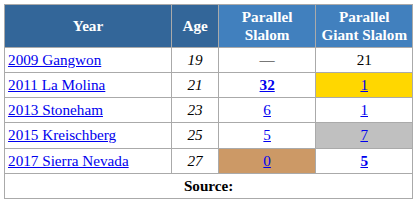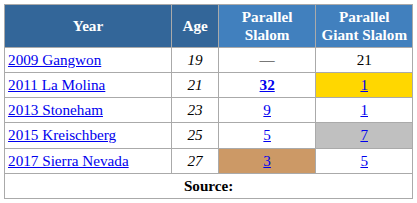(267, 110) 6 -> (267, 110) 9
(267, 160) 0 -> (267, 160) 3
(364, 160) bold -> (364, 160) normal
